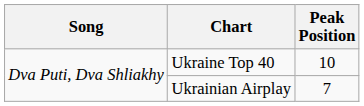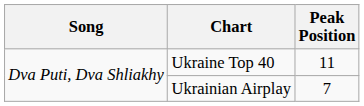(327, 62) 10 -> (327, 62) 11
